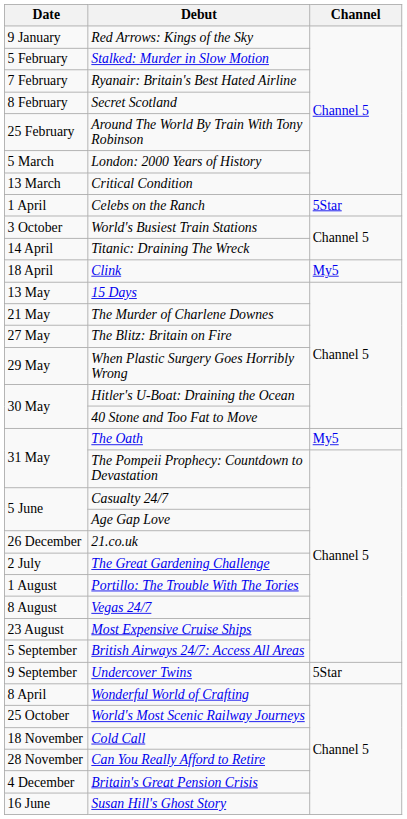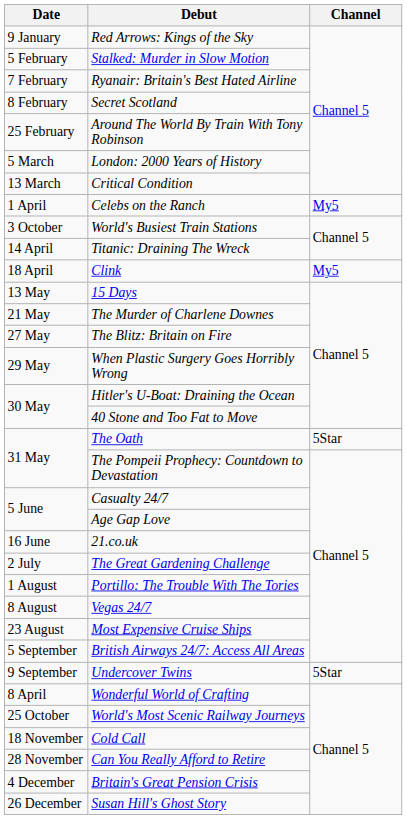(327, 205) 5Star -> (326, 205) My5
(326, 439) My5 -> (327, 439) 5Star
(44, 541) 26 December -> (29, 541) 16 June
(29, 803) 16 June -> (44, 803) 26 December
